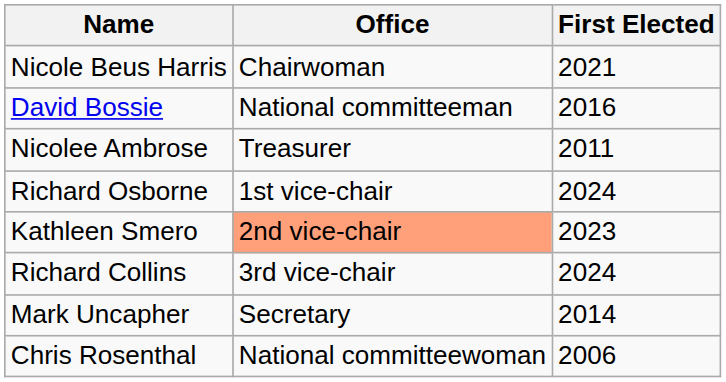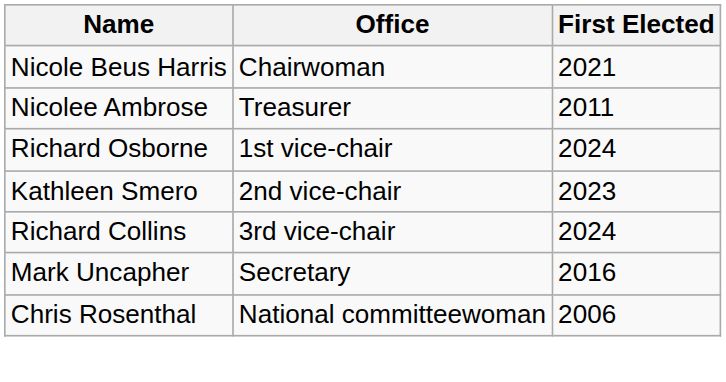- row: (87, 107)
(320, 231) lightsalmon background -> (320, 190) no background
(587, 314) 2014 -> (587, 273) 2016
